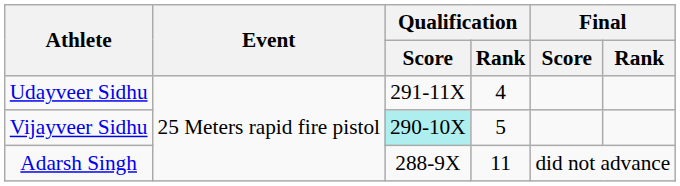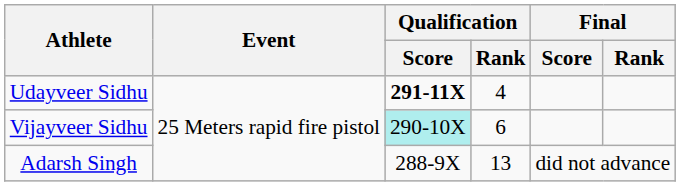(428, 92) normal -> (428, 92) bold
(501, 127) 5 -> (501, 127) 6
(501, 163) 11 -> (501, 163) 13
